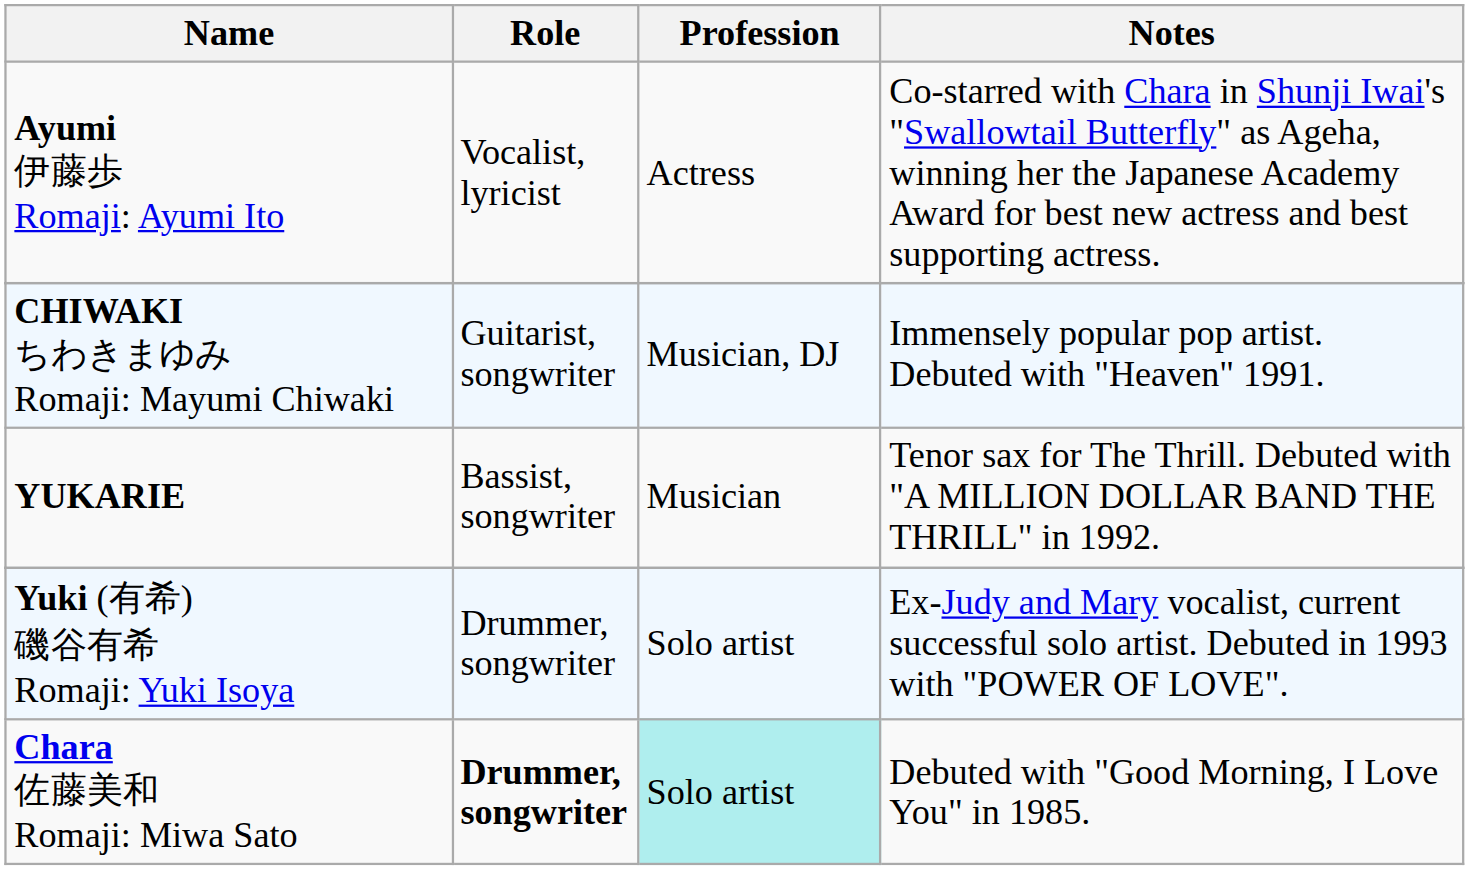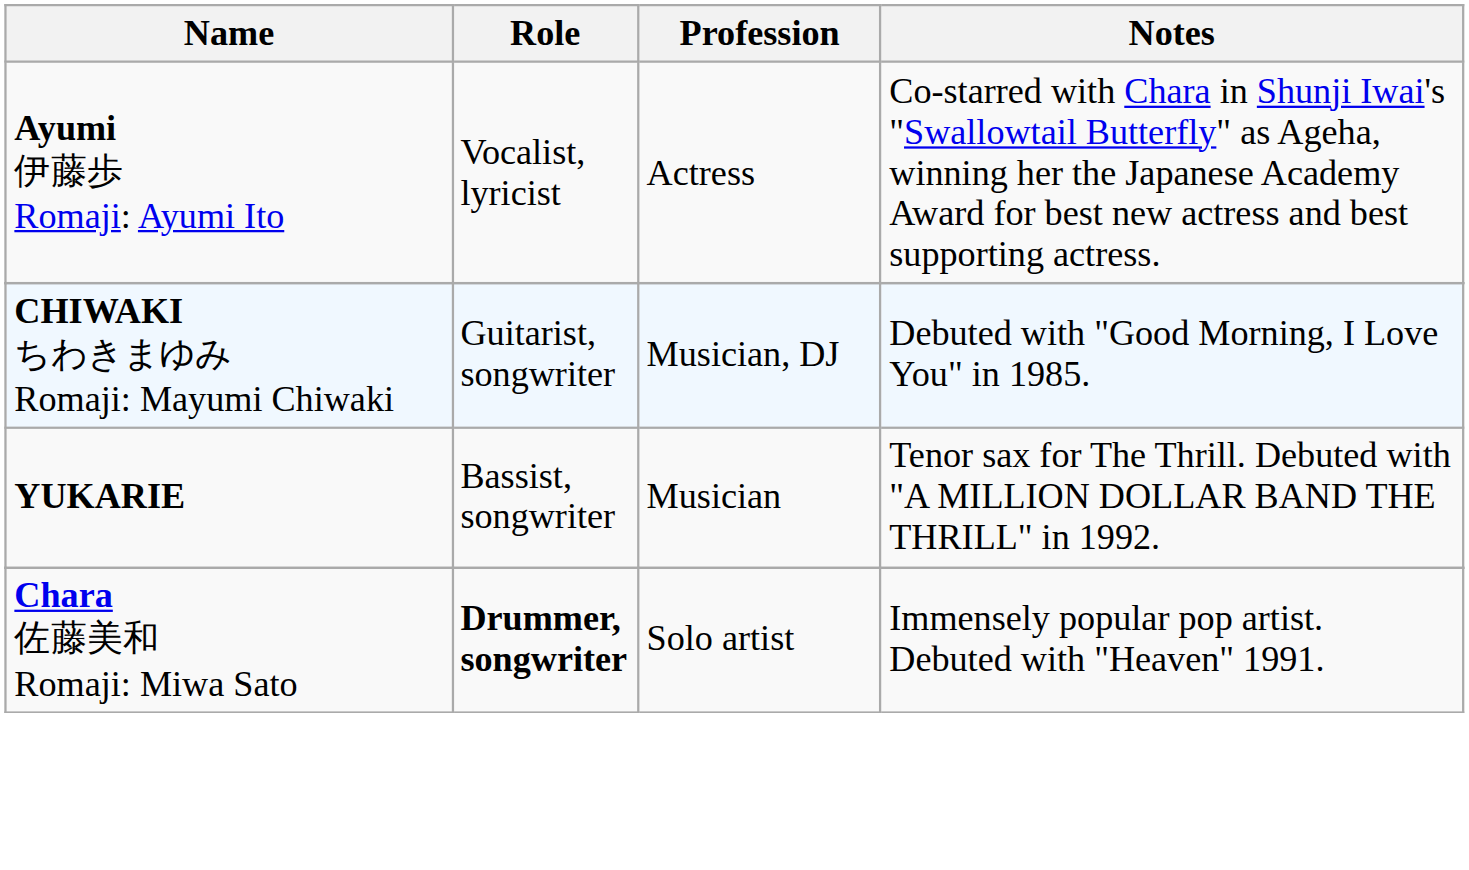(1107, 354) Immensely popular pop artist. Debuted with "Heaven" 1991. -> (1164, 354) Debuted with "Good Morning, I Love You" in 1985.
- row: (154, 643)
(720, 791) paleturquoise background -> (720, 638) no background
(1164, 791) Debuted with "Good Morning, I Love You" in 1985. -> (1107, 638) Immensely popular pop artist. Debuted with "Heaven" 1991.
